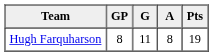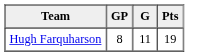- column: (170, 16)
